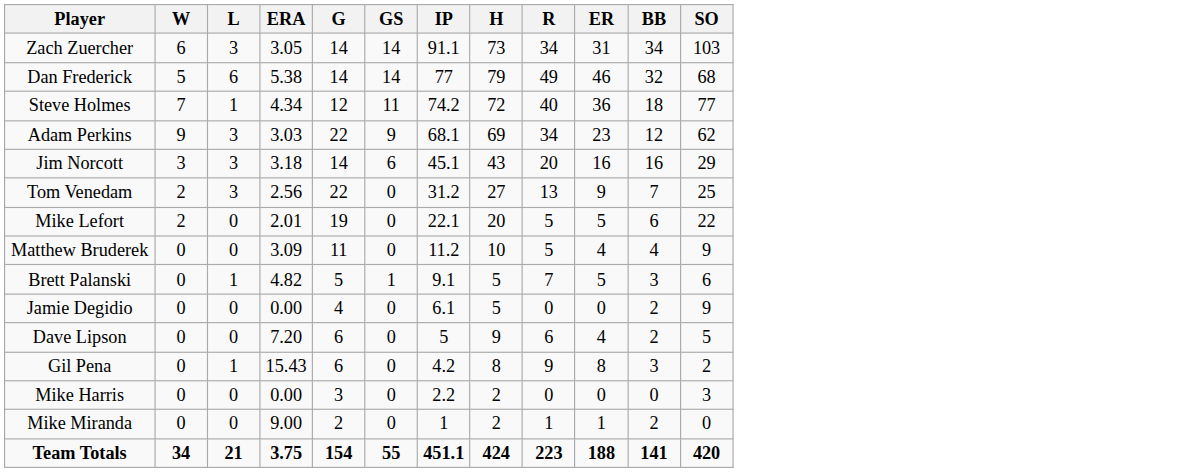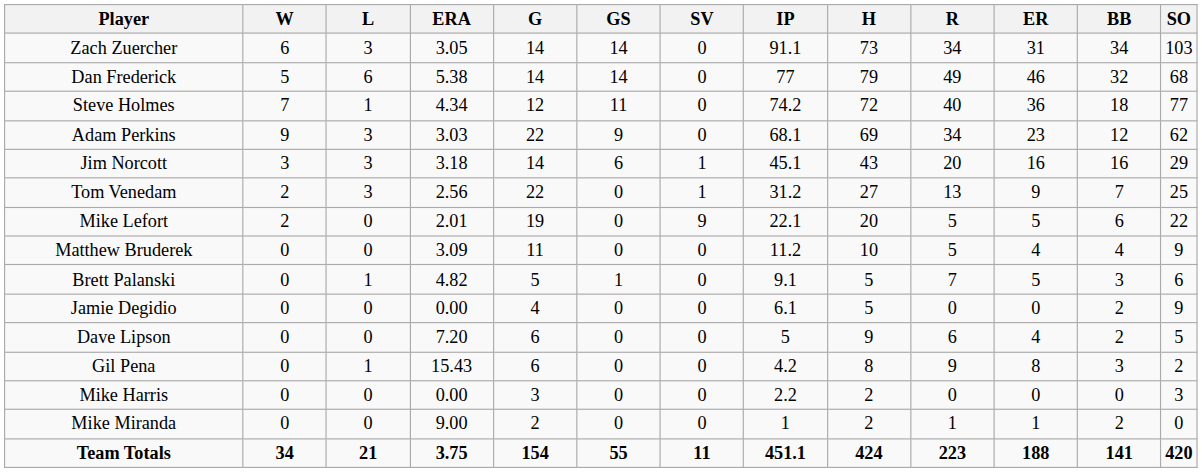+ column: (702, 18)
